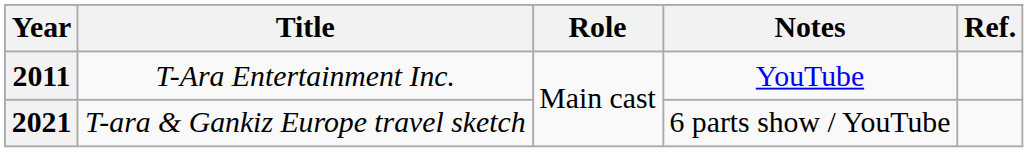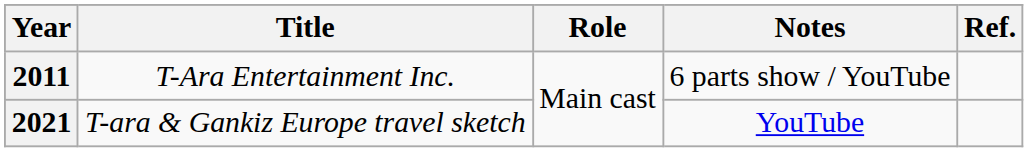(810, 75) YouTube -> (810, 75) 6 parts show / YouTube
(810, 122) 6 parts show / YouTube -> (810, 122) YouTube
